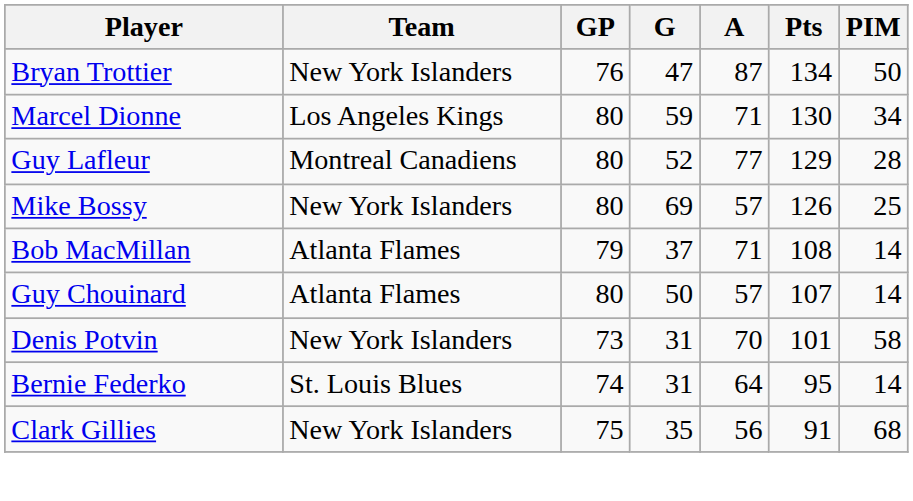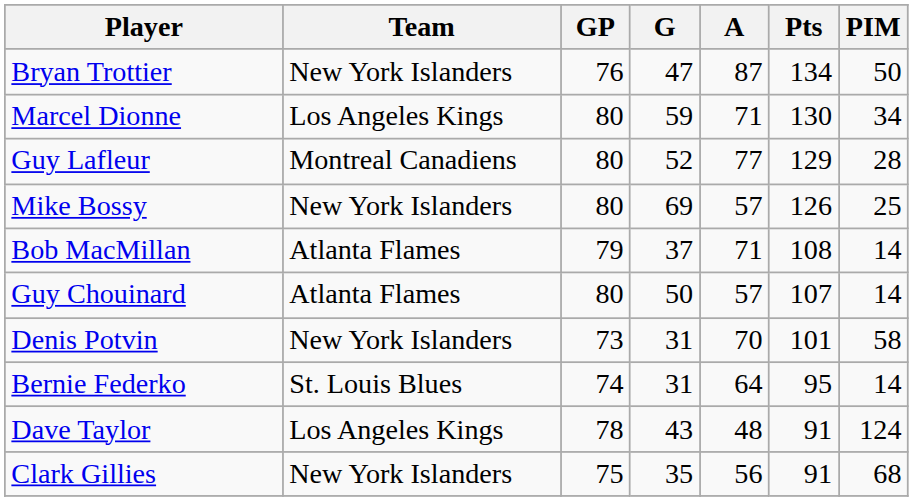+ row: (81, 428)
